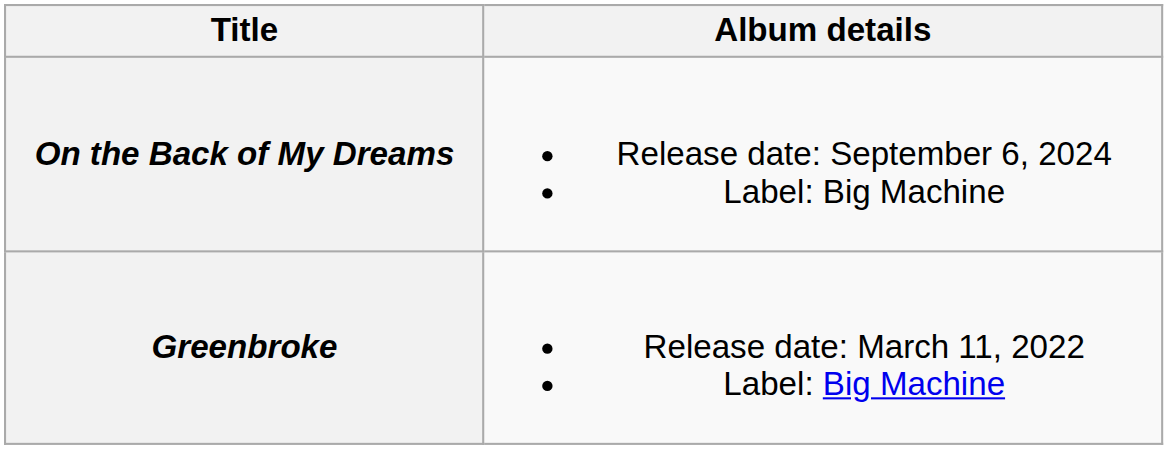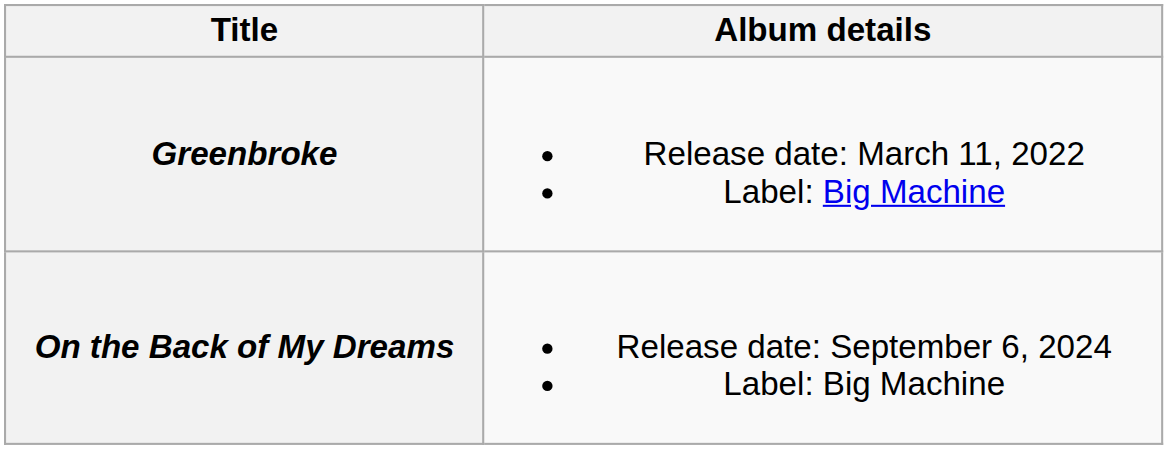rows swapped: (245, 346) <-> (244, 153)
